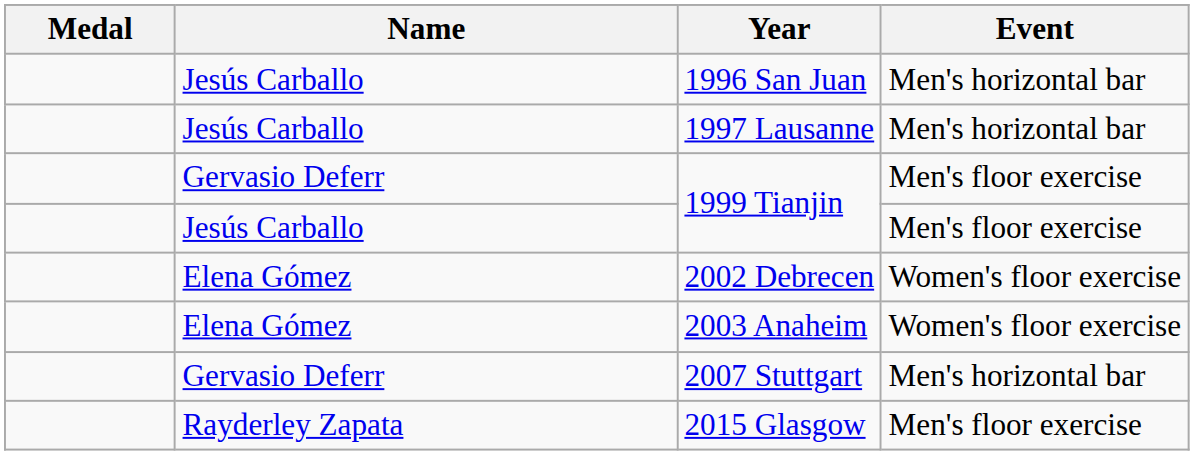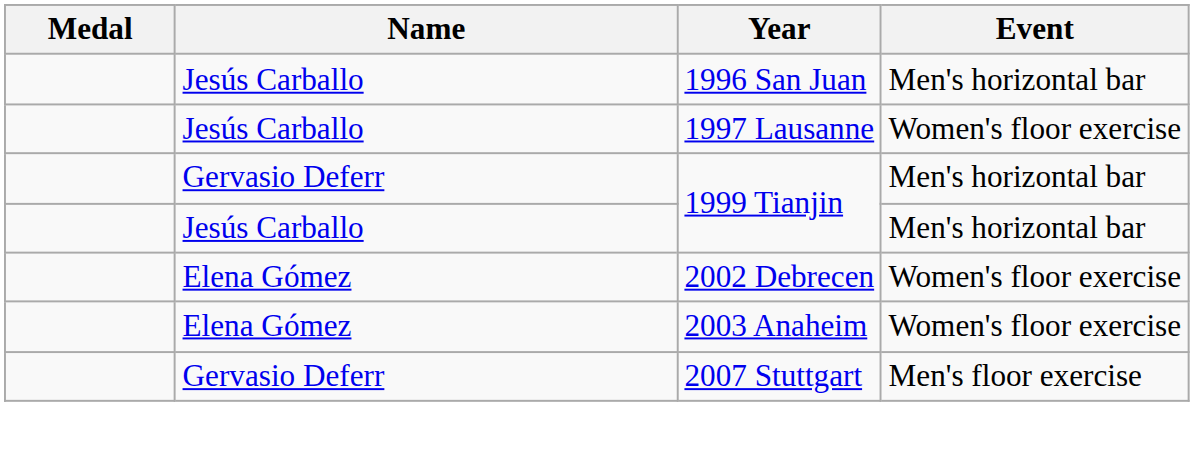(1017, 128) Men's horizontal bar -> (1035, 128) Women's floor exercise
(1015, 177) Men's floor exercise -> (1017, 177) Men's horizontal bar
(1015, 227) Men's floor exercise -> (1017, 227) Men's horizontal bar
(1017, 375) Men's horizontal bar -> (1015, 375) Men's floor exercise
- row: (293, 425)
